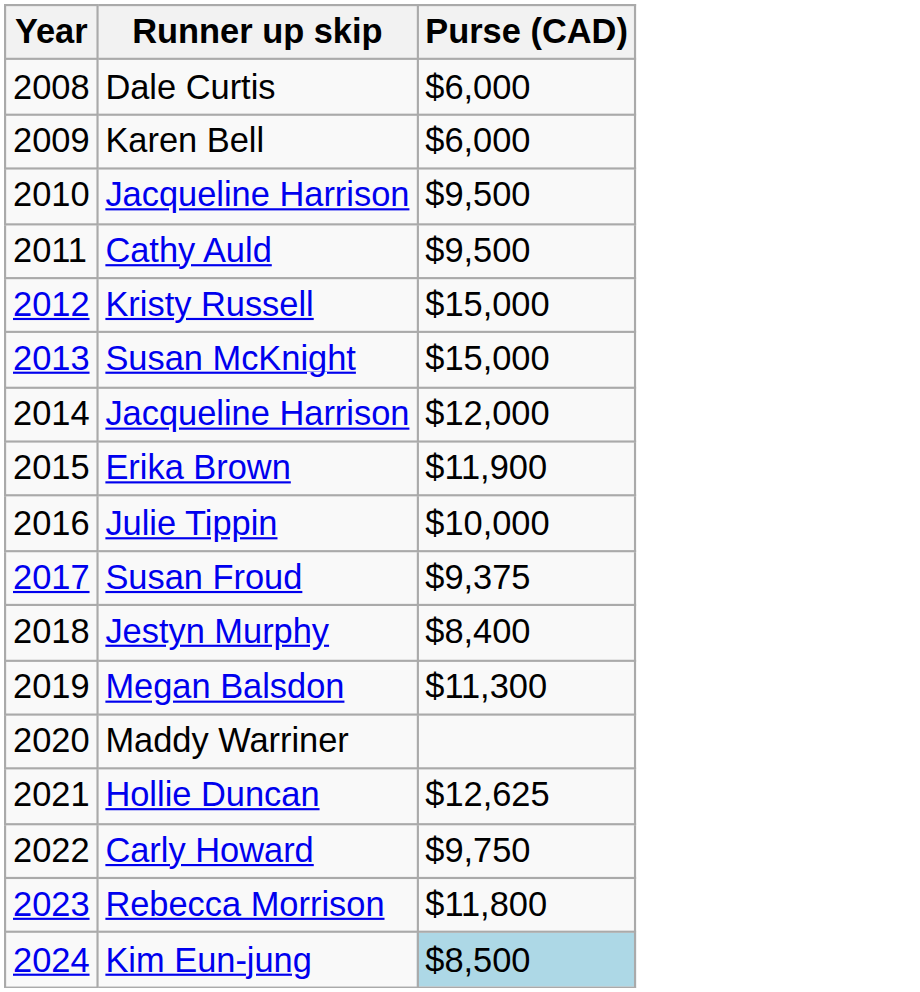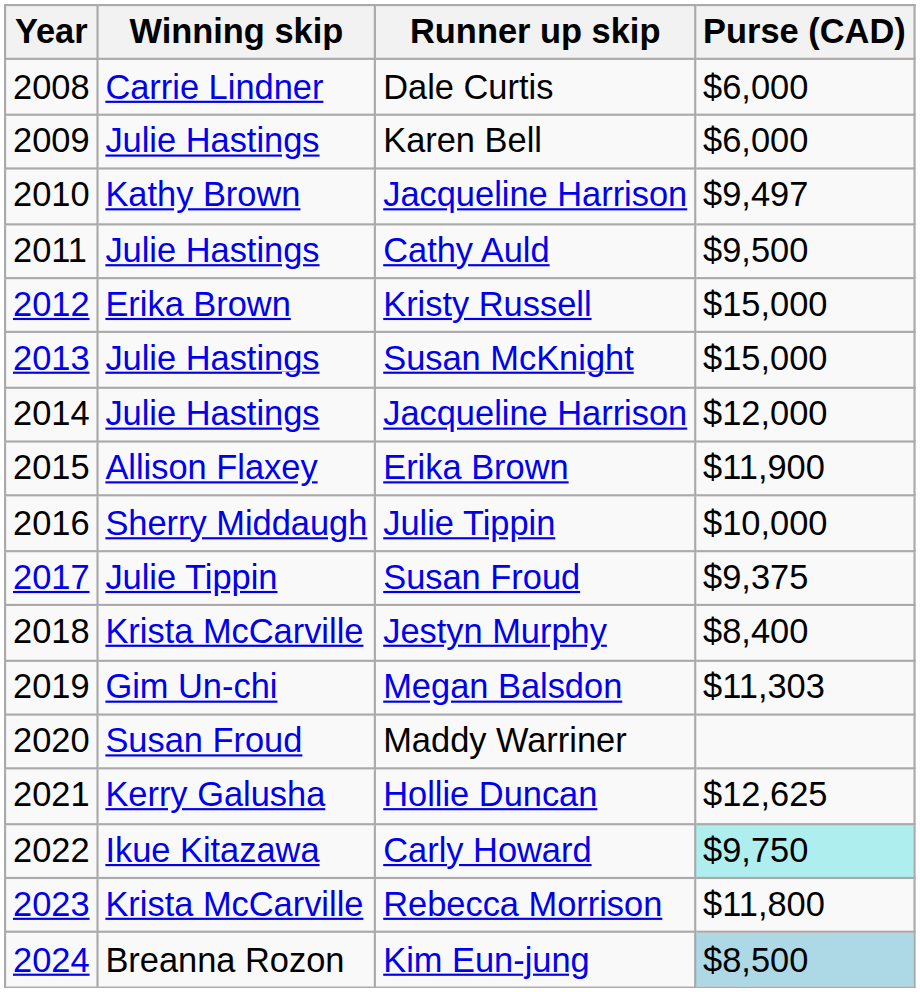+ column: (236, 31)
(478, 195) $9,500 -> (756, 195) $9,497
(486, 686) $11,300 -> (764, 686) $11,303
(478, 850) no background -> (756, 850) paleturquoise background
